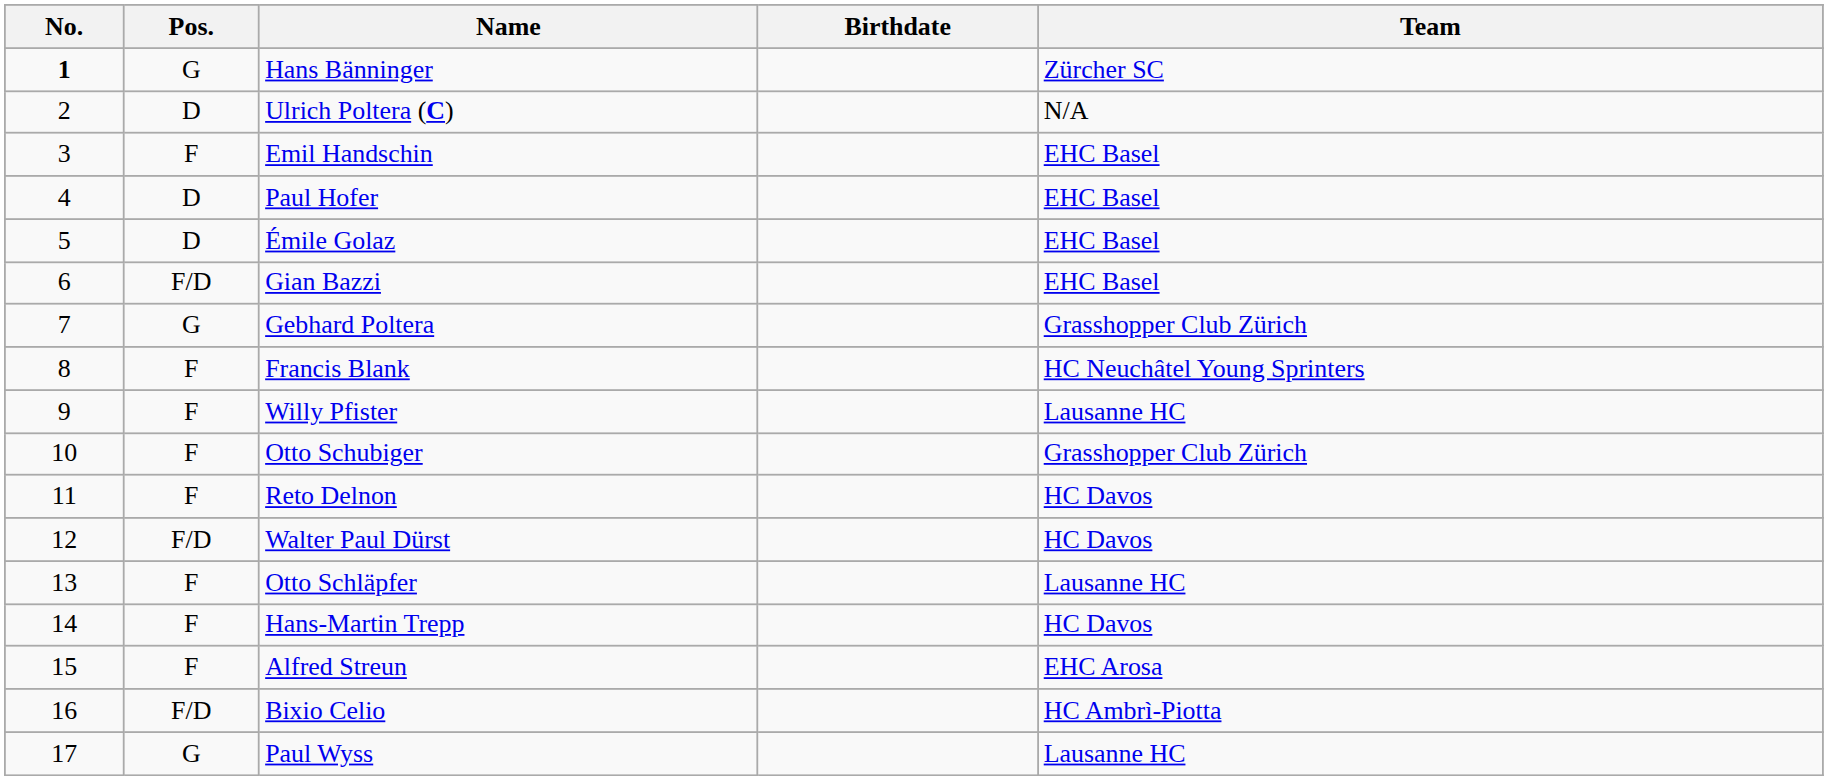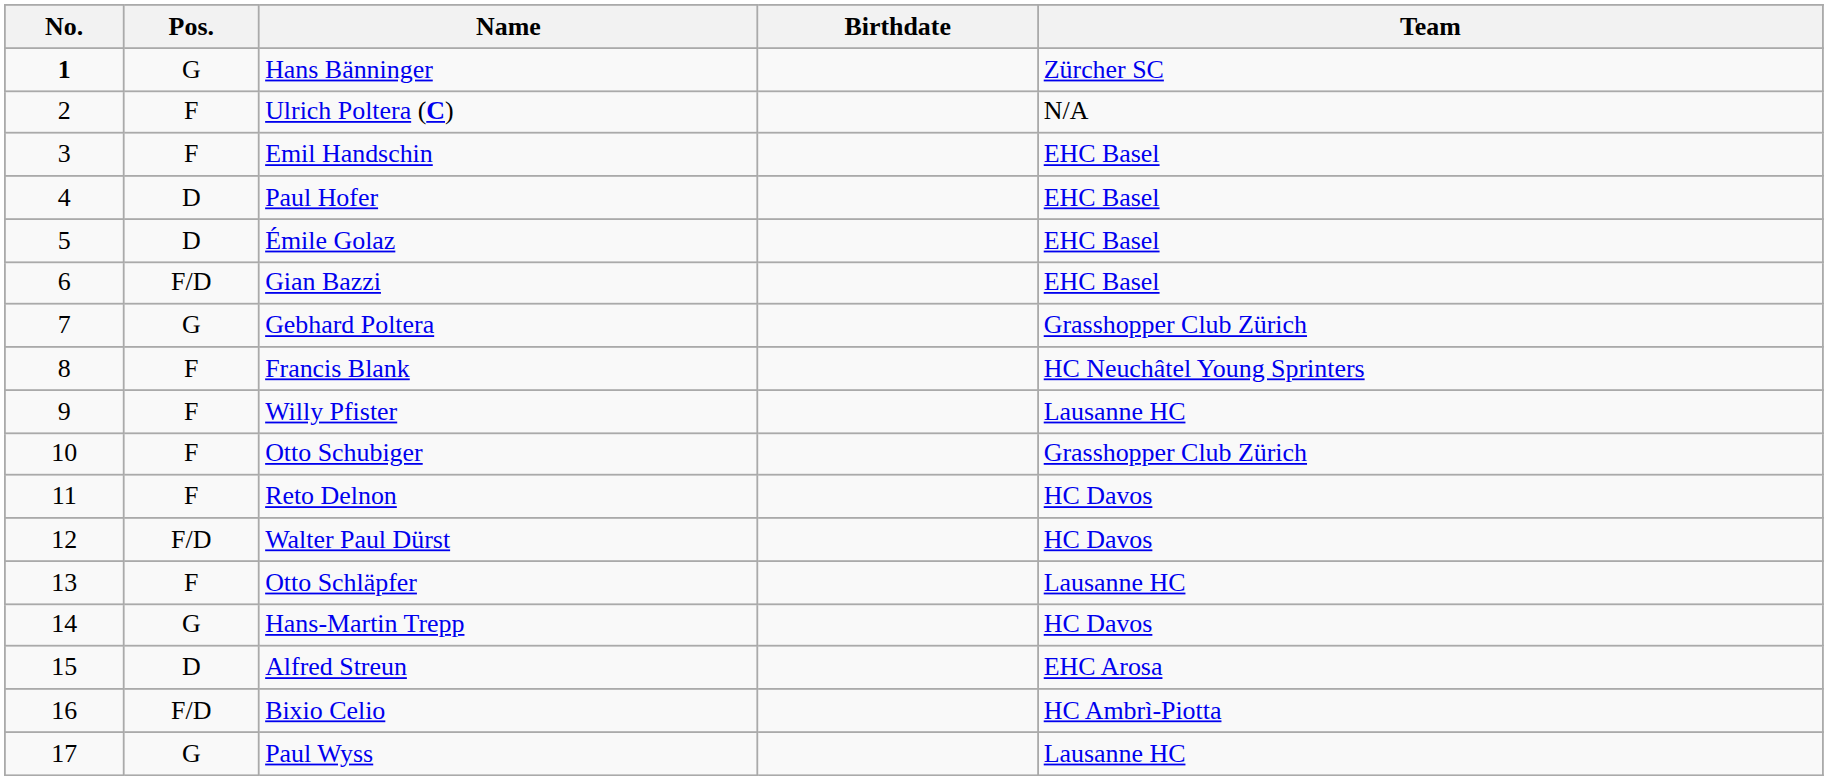(191, 111) D -> (191, 111) F
(191, 624) F -> (191, 624) G
(191, 667) F -> (191, 667) D
